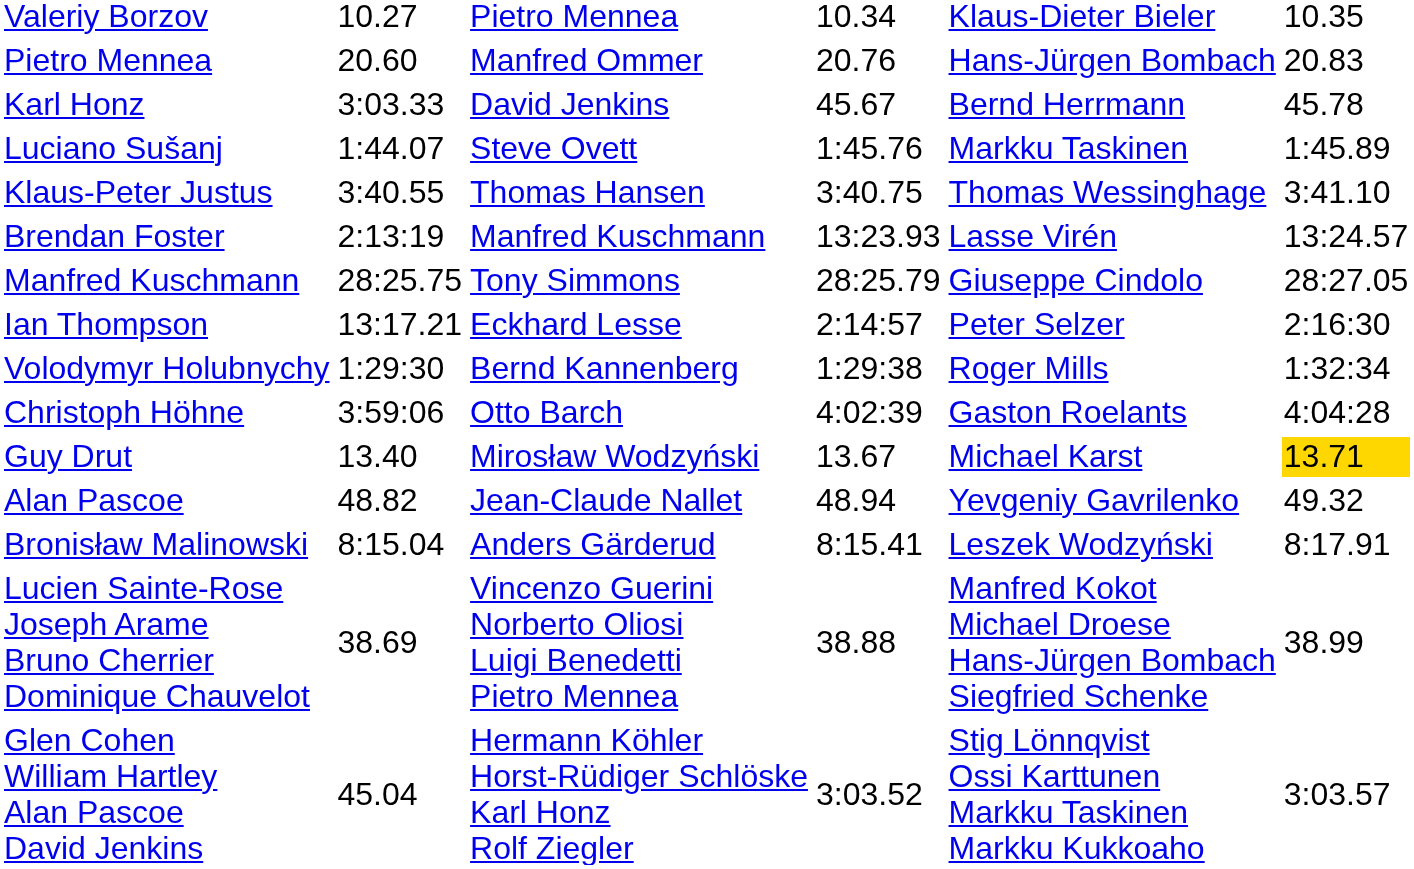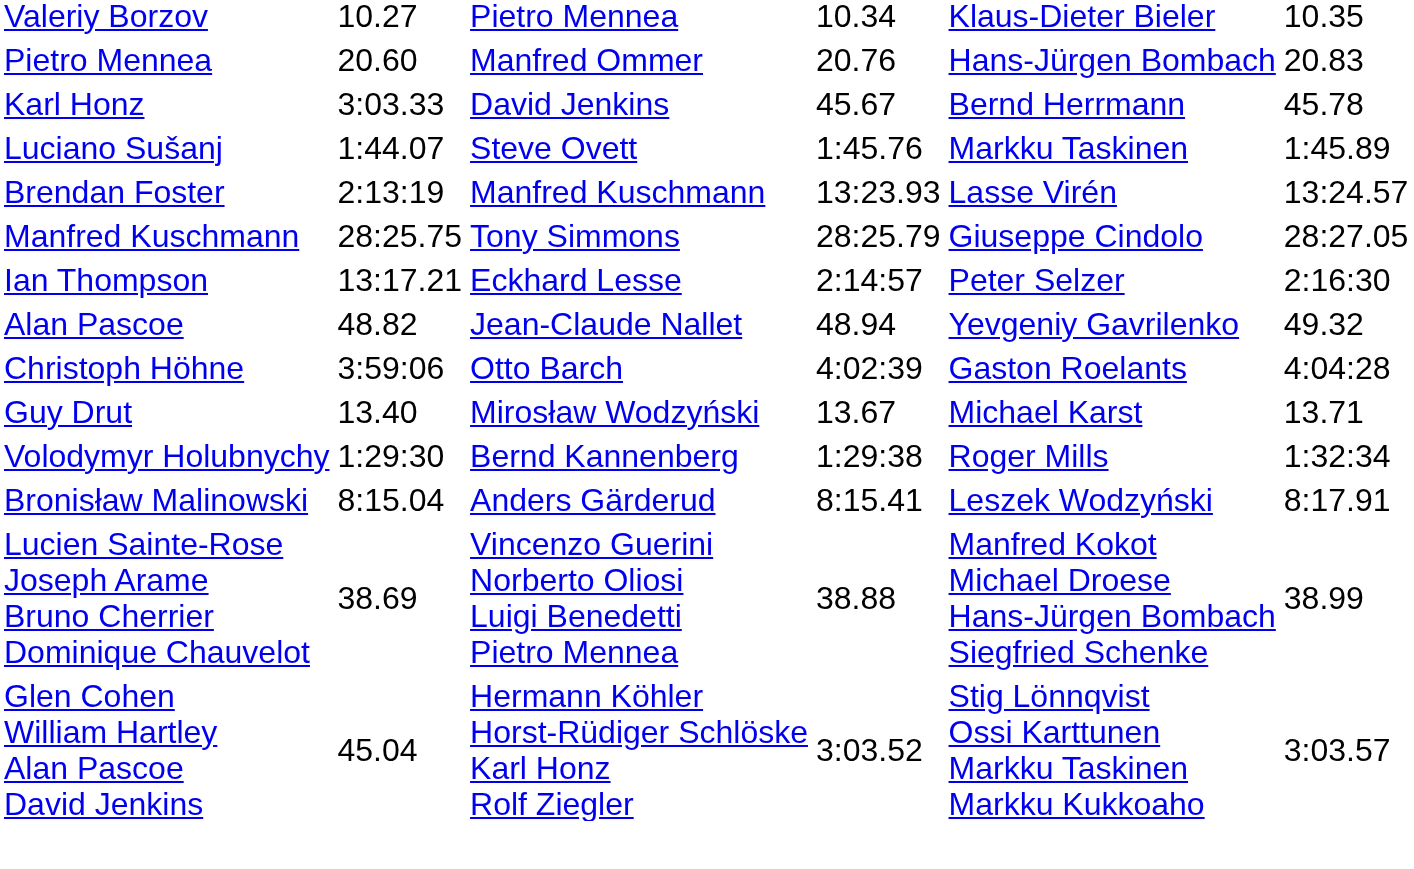- row: (138, 192)
rows swapped: (167, 368) <-> (94, 500)
(1324, 456) gold background -> (1324, 412) no background
